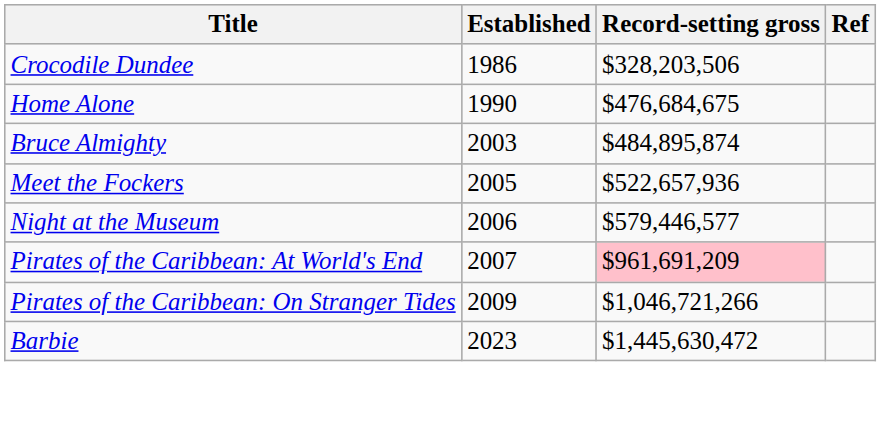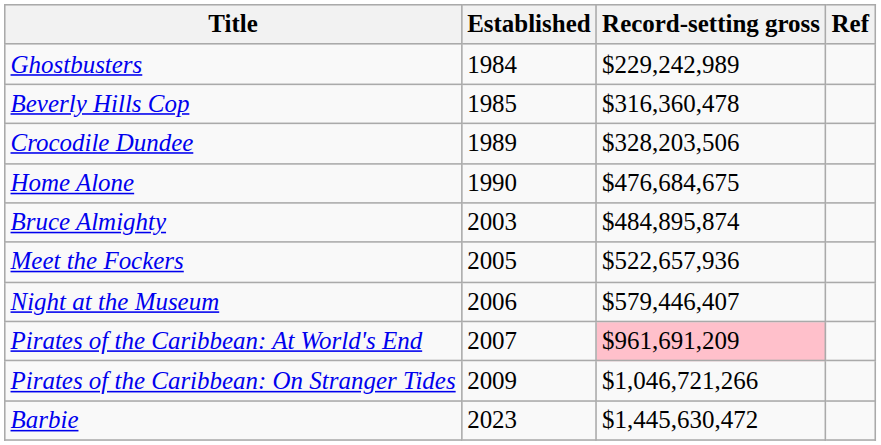+ row: (76, 63)
+ row: (100, 103)
(492, 63) 1986 -> (492, 143) 1989
(671, 222) $579,446,577 -> (671, 301) $579,446,407
